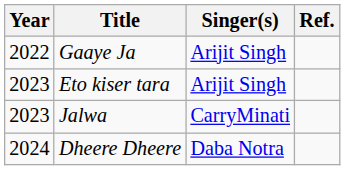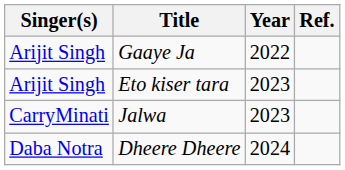columns swapped: (29, 20) <-> (240, 20)
